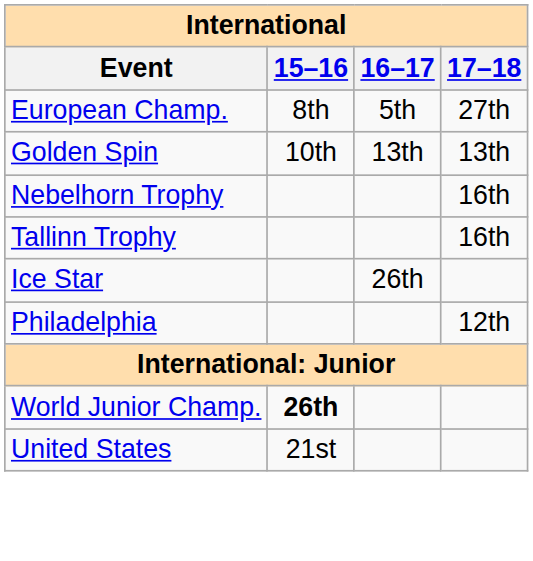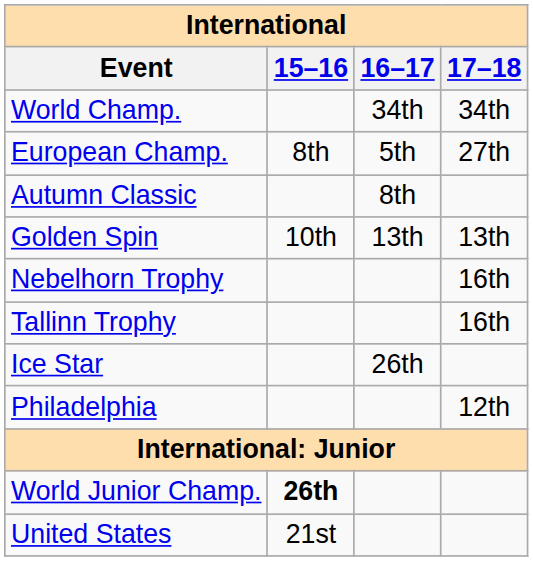+ row: (96, 110)
+ row: (104, 195)
